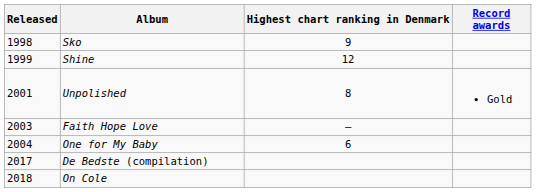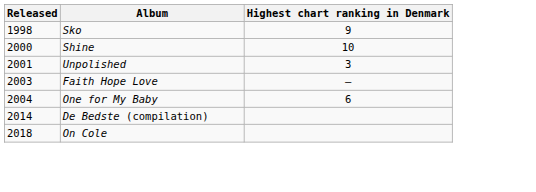- column: (491, 19)
(20, 59) 1999 -> (20, 47) 2000
(348, 59) 12 -> (348, 47) 10
(348, 93) 8 -> (348, 64) 3
(20, 161) 2017 -> (20, 116) 2014
